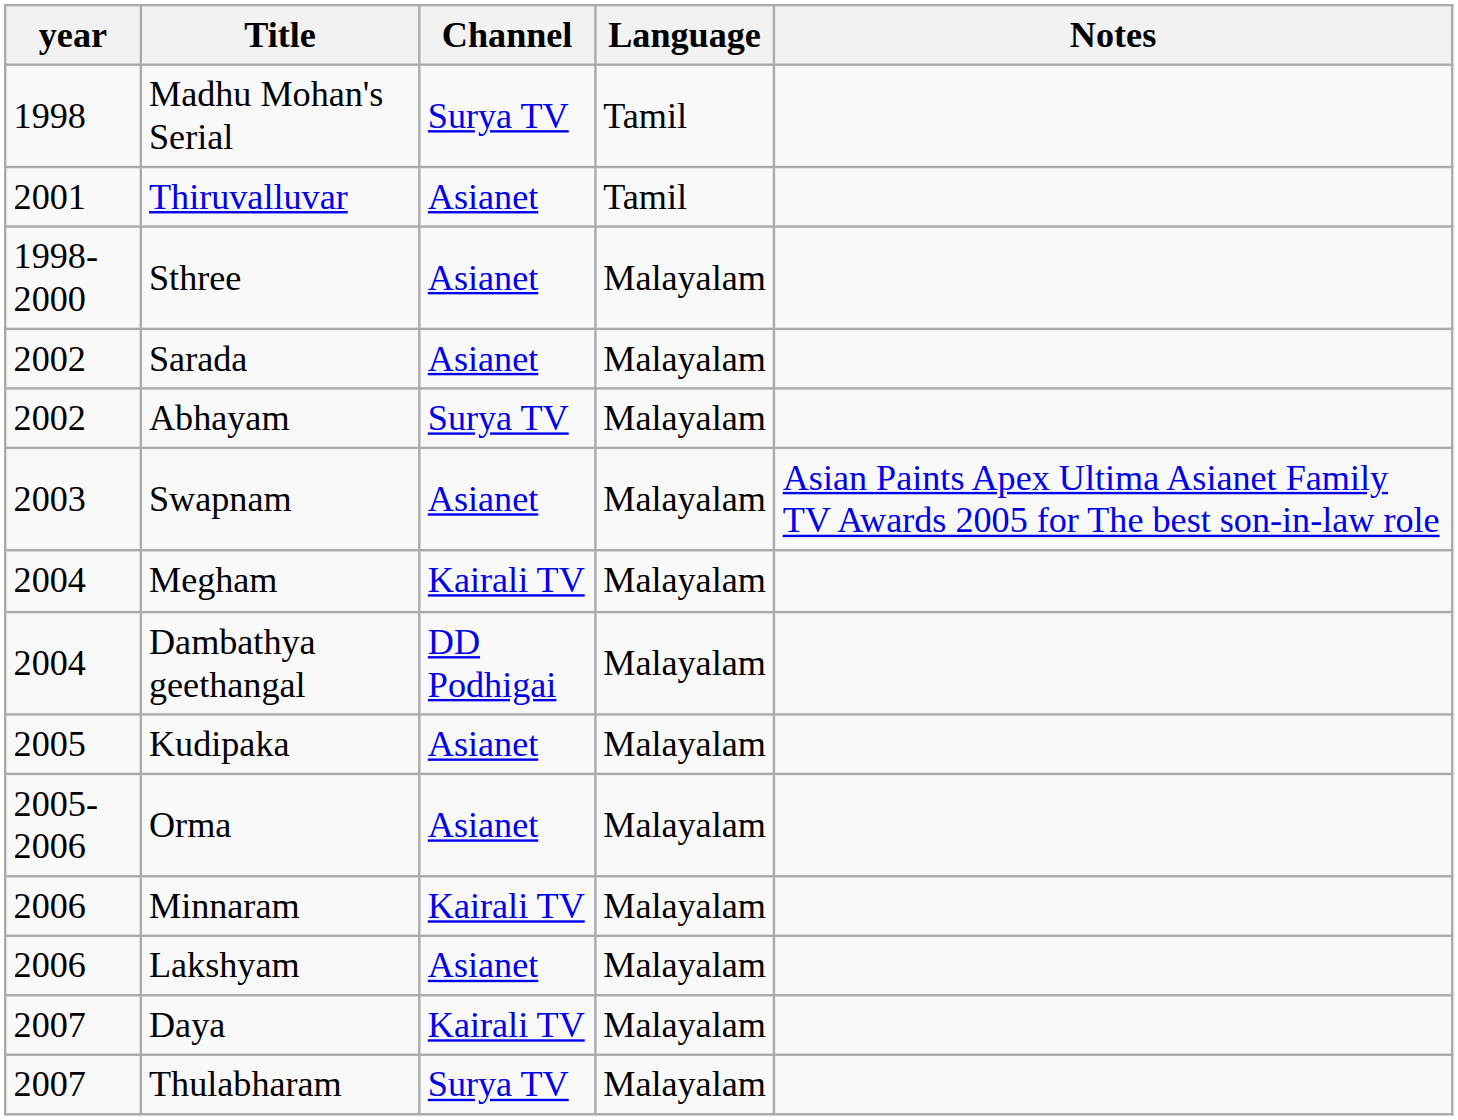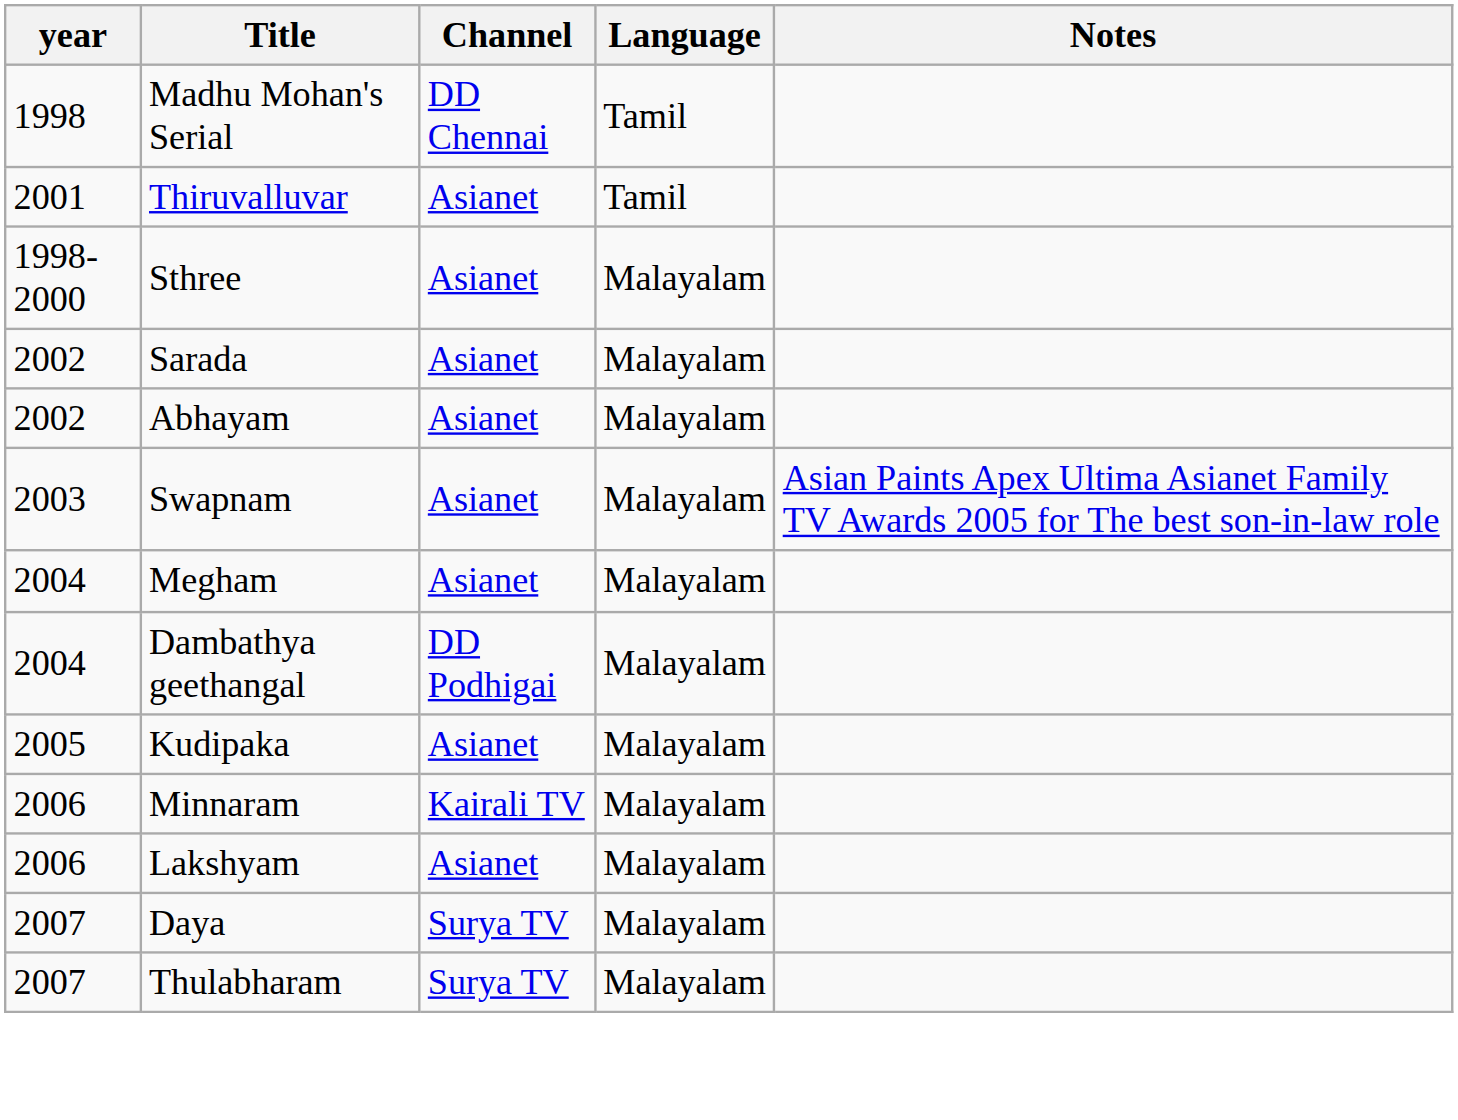(498, 115) Surya TV -> (488, 115) DD Chennai
(498, 418) Surya TV -> (483, 418) Asianet
(506, 580) Kairali TV -> (483, 580) Asianet
- row: (190, 823)
(506, 1024) Kairali TV -> (498, 921) Surya TV
